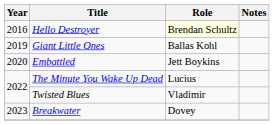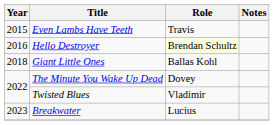+ row: (83, 29)
(17, 45) 2019 -> (17, 62) 2018
- row: (54, 62)
(182, 78) Lucius -> (182, 78) Dovey
(182, 111) Dovey -> (182, 111) Lucius
